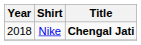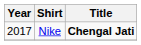(19, 31) 2018 -> (19, 31) 2017
